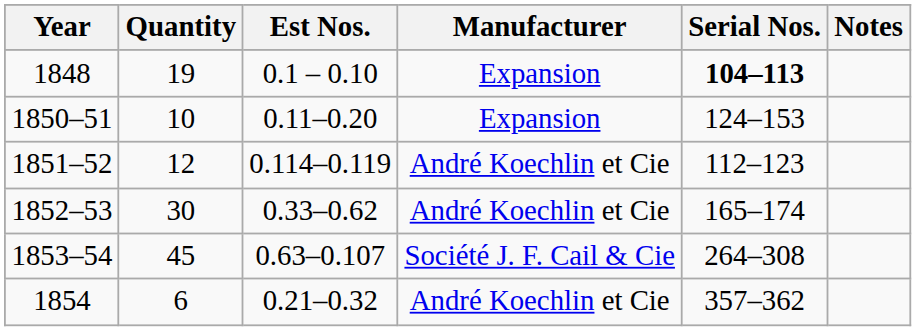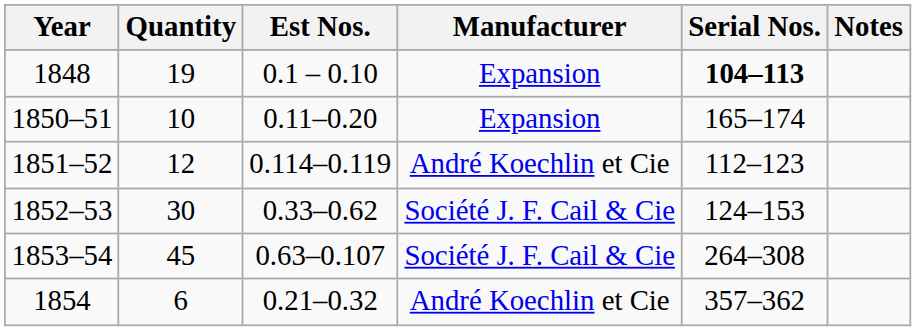(755, 118) 124–153 -> (755, 118) 165–174
(540, 210) André Koechlin et Cie -> (540, 210) Société J. F. Cail & Cie
(755, 210) 165–174 -> (755, 210) 124–153
